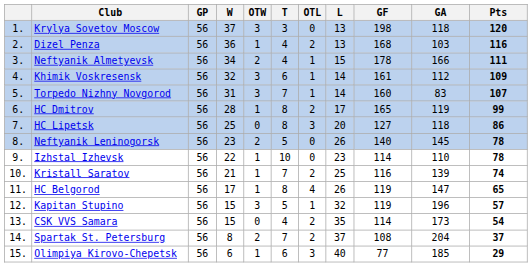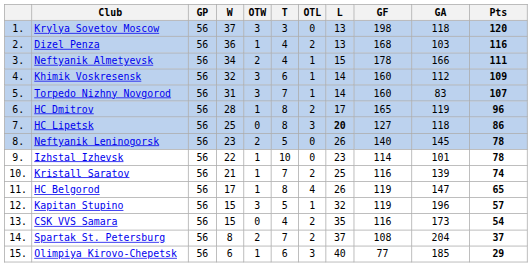(383, 77) 161 -> (383, 77) 160
(498, 109) 99 -> (498, 109) 96
(340, 125) normal -> (340, 125) bold
(440, 157) 110 -> (440, 157) 101
(383, 222) 114 -> (383, 222) 116
